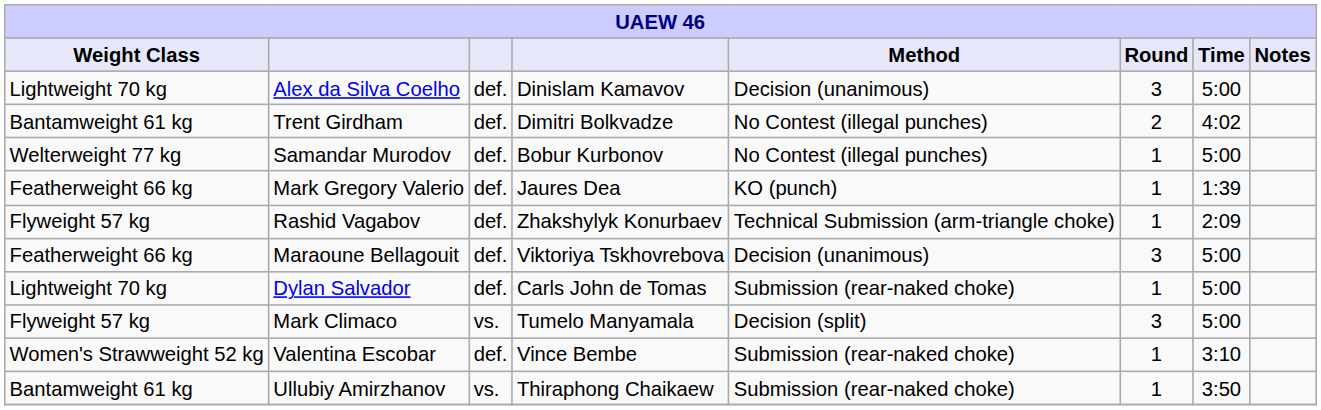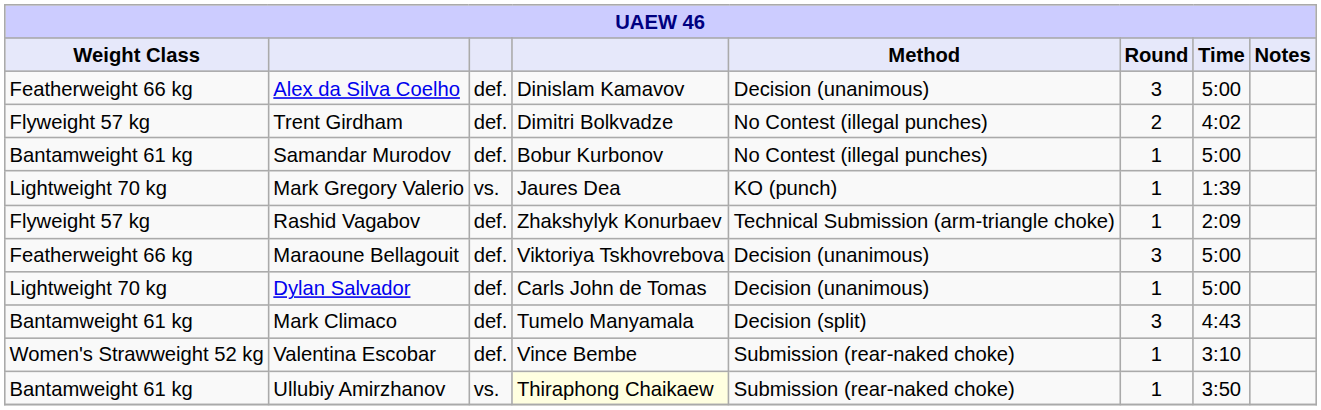(88, 88) Lightweight 70 kg -> (101, 88) Featherweight 66 kg
(101, 121) Bantamweight 61 kg -> (80, 121) Flyweight 57 kg
(95, 155) Welterweight 77 kg -> (101, 155) Bantamweight 61 kg
(101, 188) Featherweight 66 kg -> (88, 188) Lightweight 70 kg
(491, 188) def. -> (487, 188) vs.
(874, 288) Submission (rear-naked choke) -> (832, 288) Decision (unanimous)
(80, 321) Flyweight 57 kg -> (101, 321) Bantamweight 61 kg
(487, 321) vs. -> (491, 321) def.
(1221, 321) 5:00 -> (1221, 321) 4:43
(615, 388) no background -> (615, 388) lightyellow background
